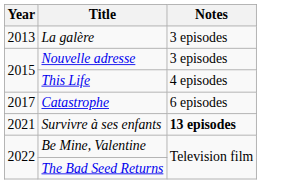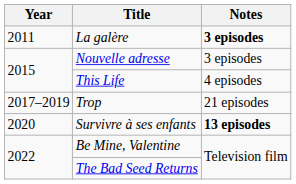(21, 37) 2013 -> (21, 37) 2011
(199, 37) normal -> (234, 37) bold
- row: (75, 102)
+ row: (89, 102)
(21, 124) 2021 -> (21, 124) 2020
